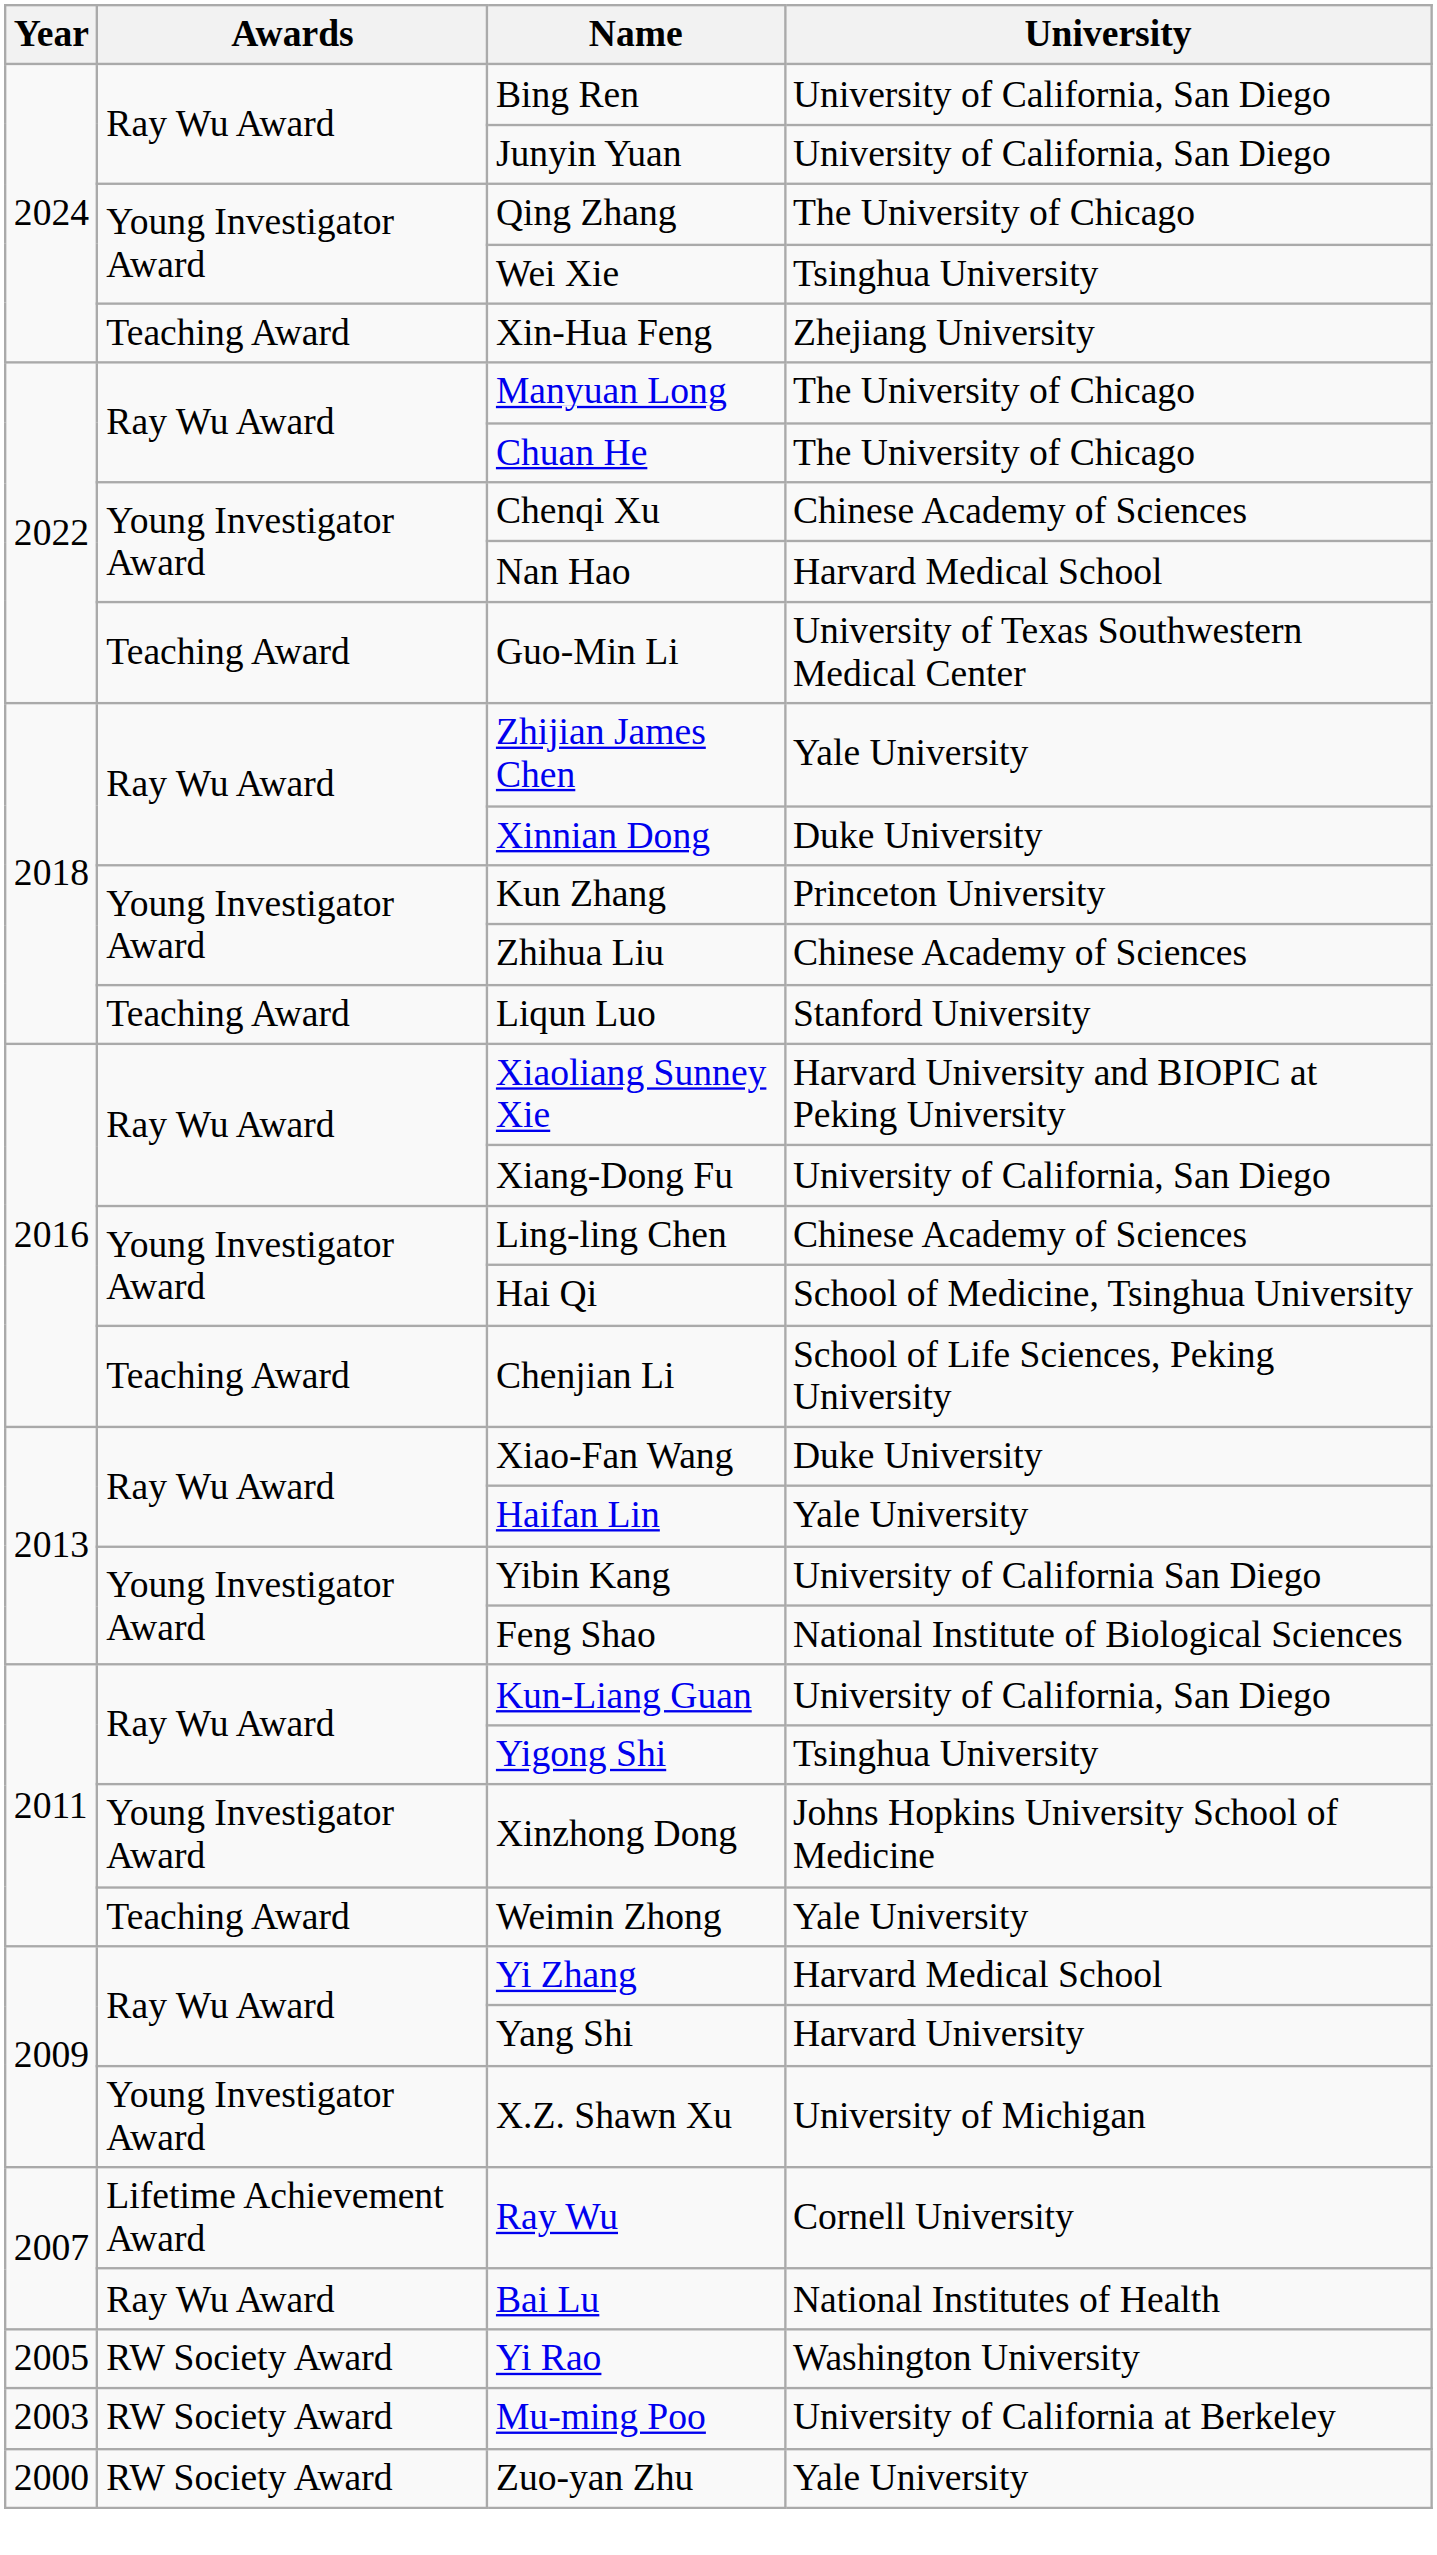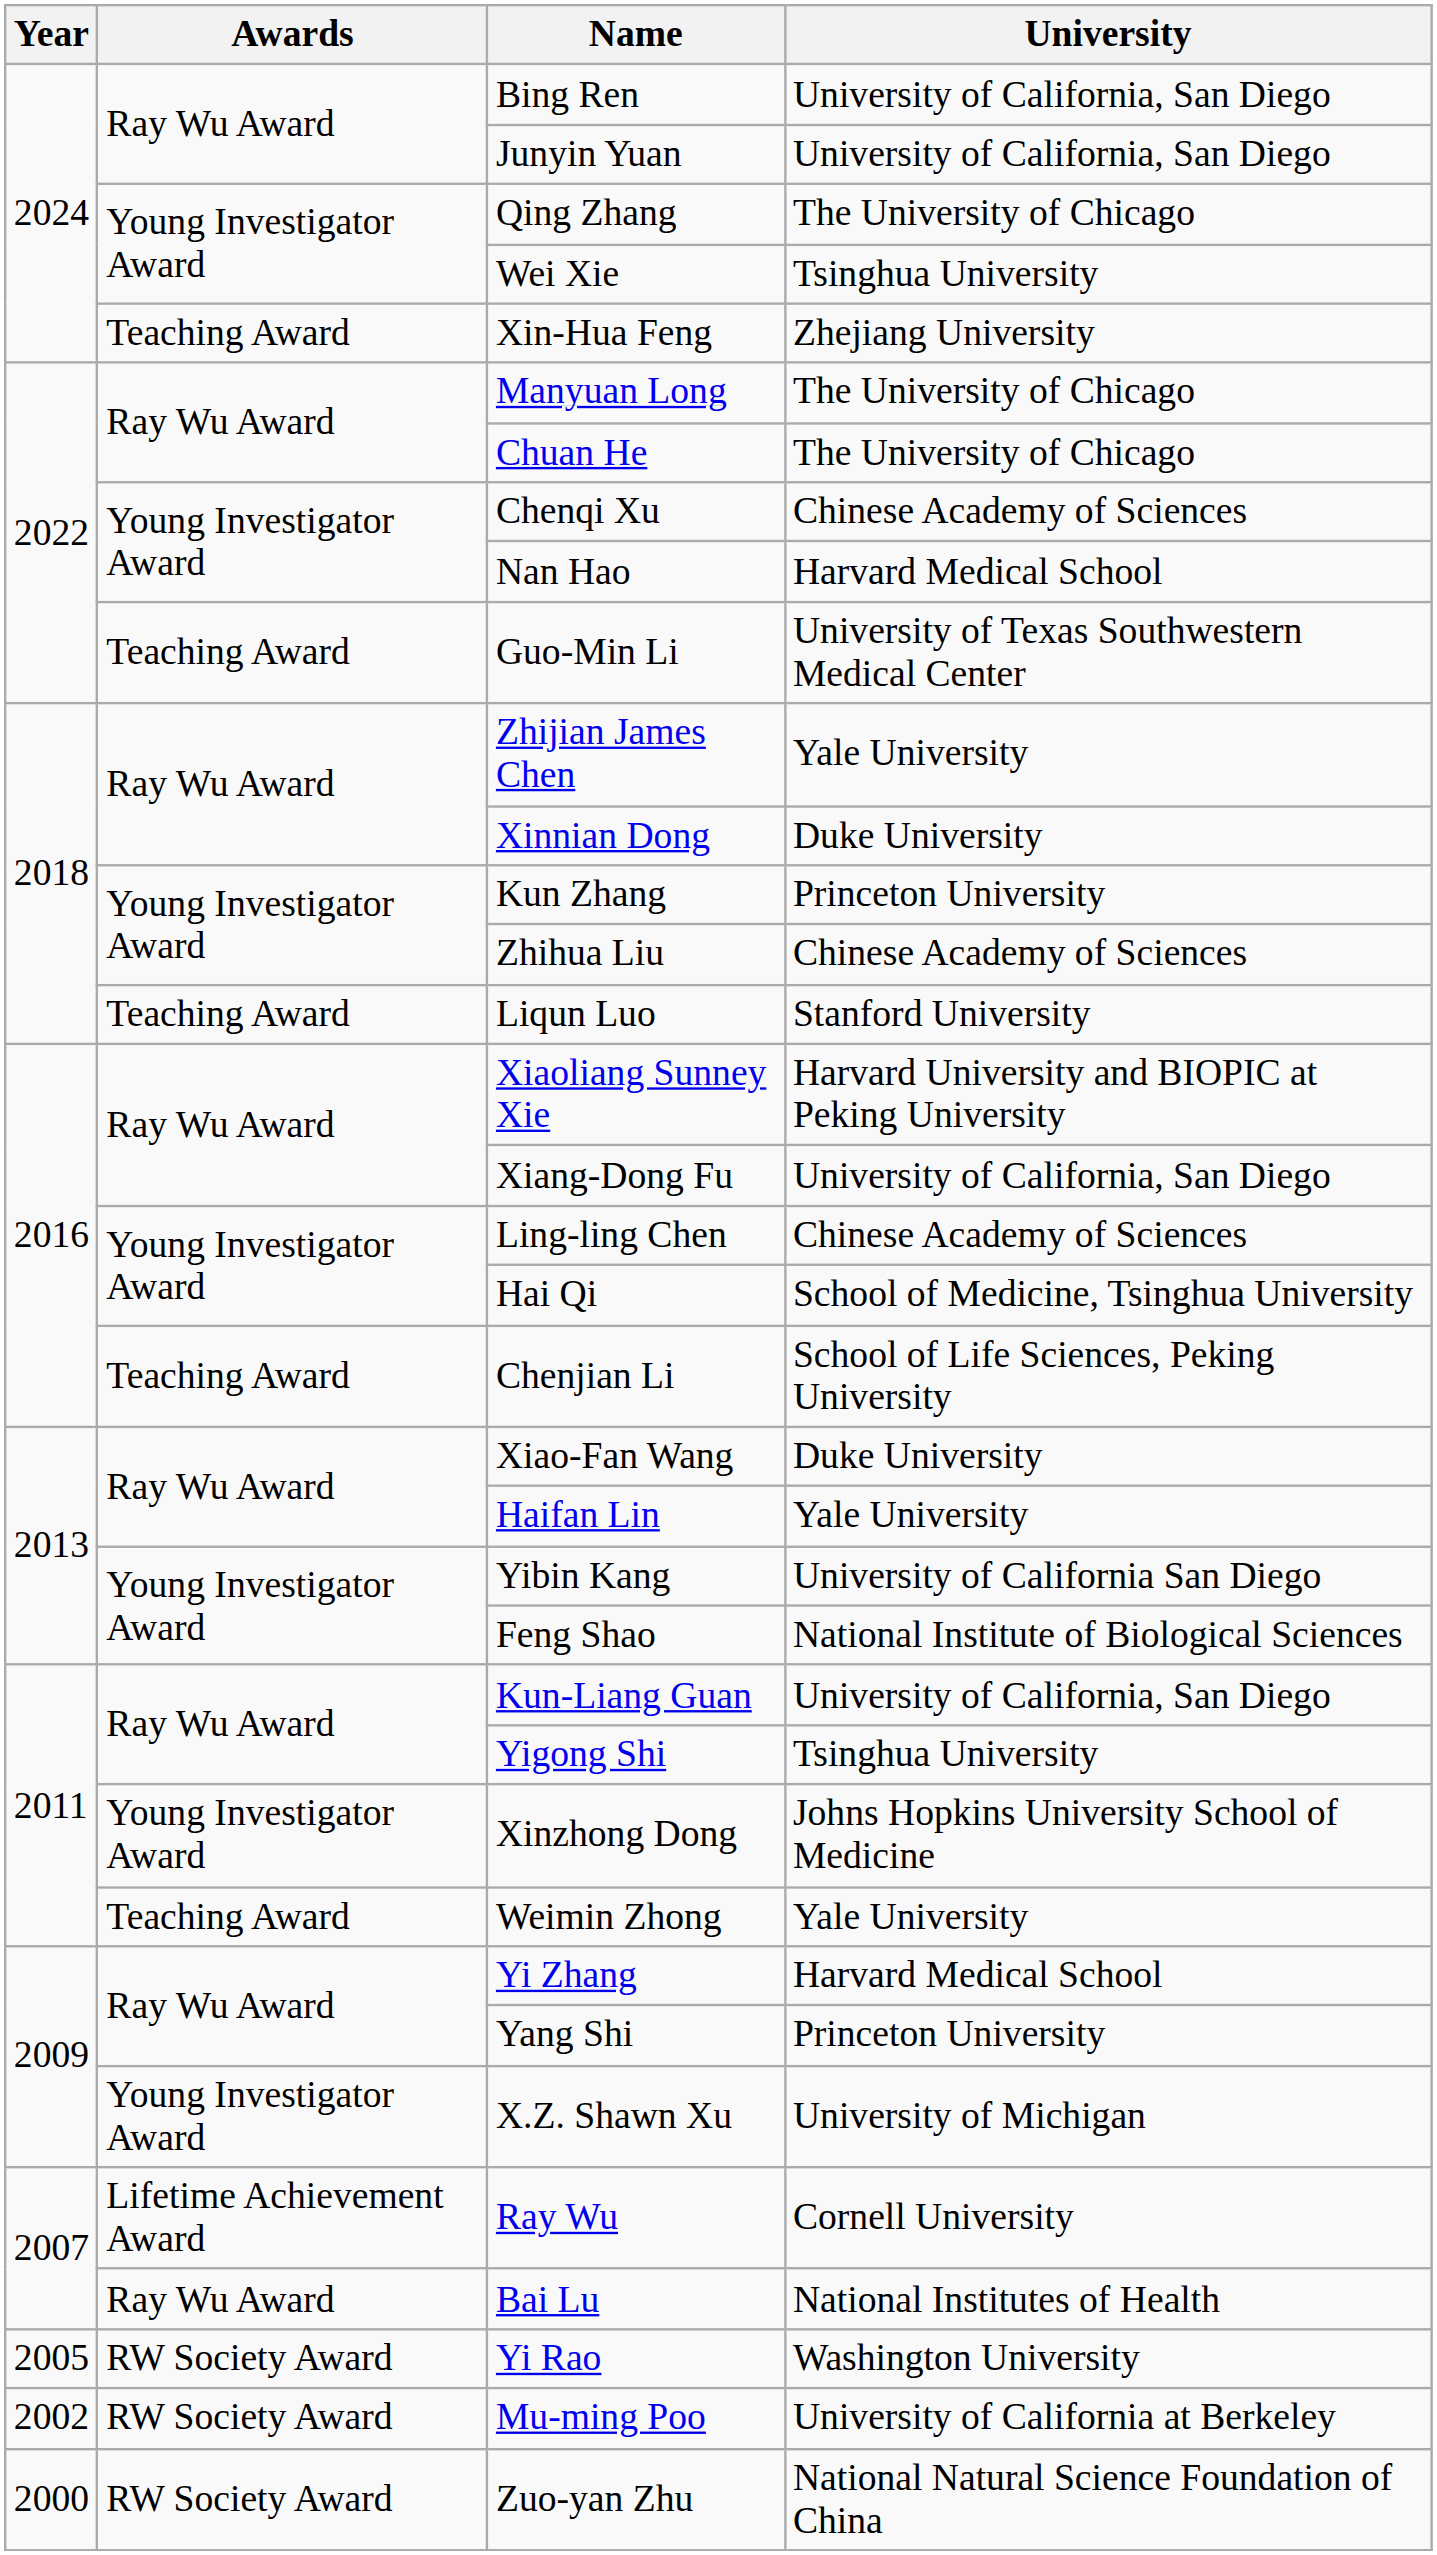(939, 2034) Harvard University -> (949, 2034) Princeton University
(51, 2417) 2003 -> (51, 2417) 2002
(911, 2477) Yale University -> (1093, 2498) National Natural Science Foundation of China
